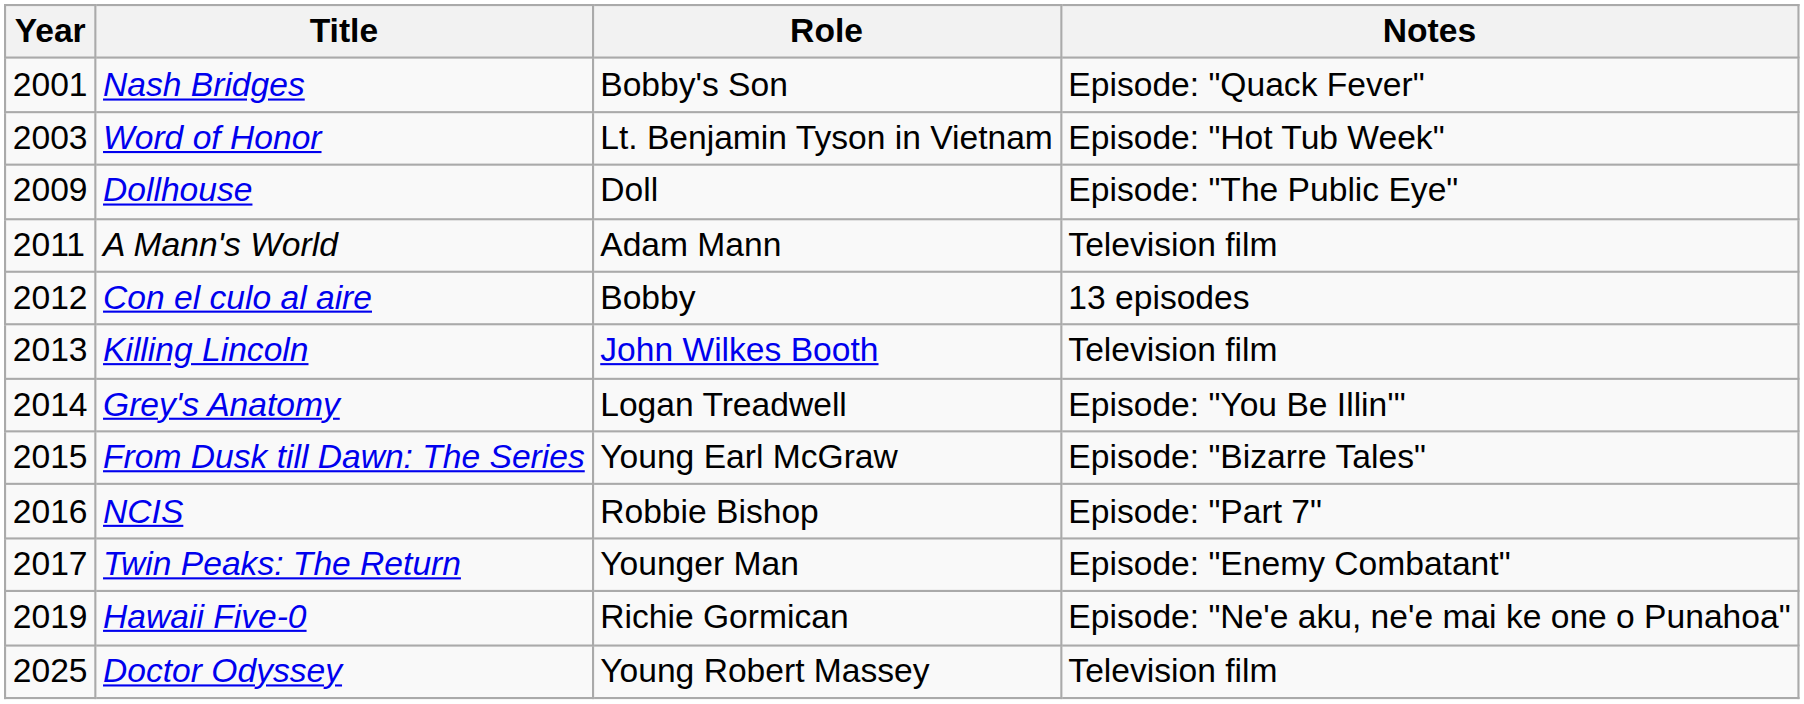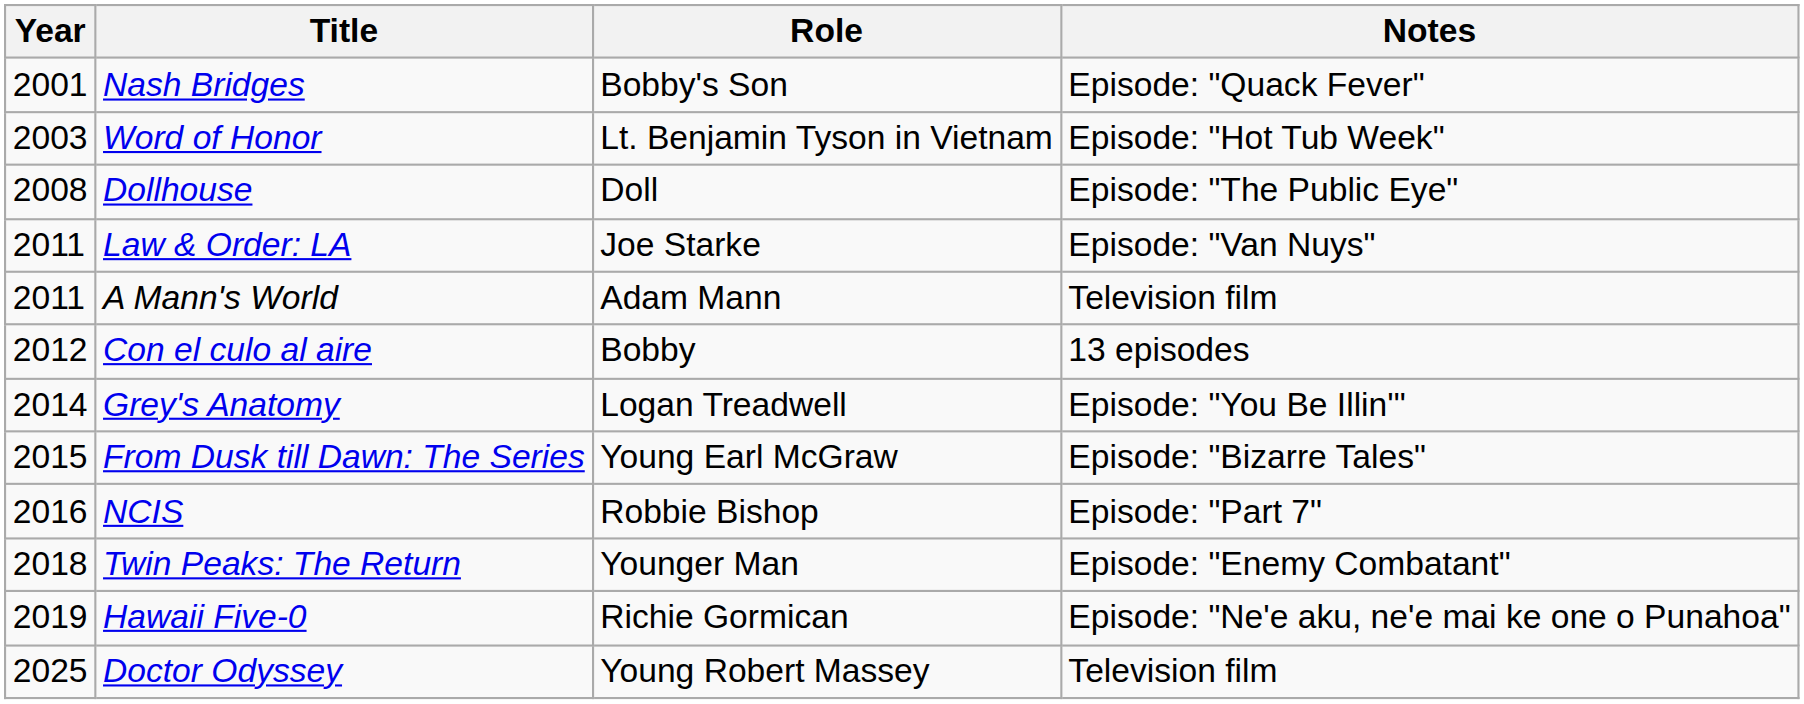(50, 191) 2009 -> (50, 191) 2008
+ row: (227, 244)
- row: (206, 350)
(50, 564) 2017 -> (50, 564) 2018
